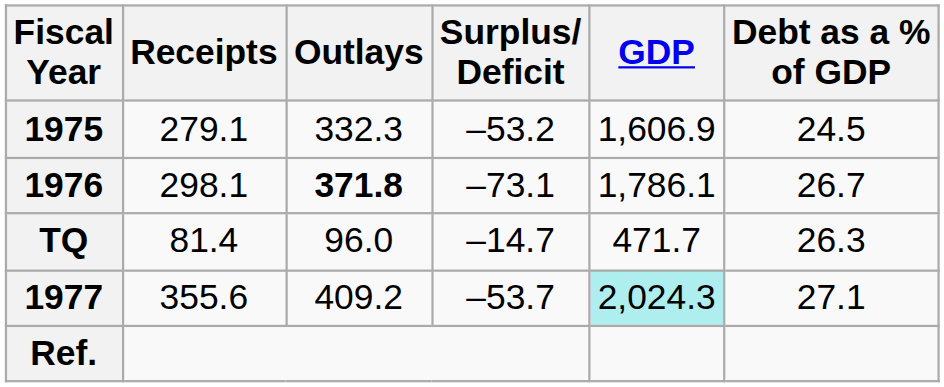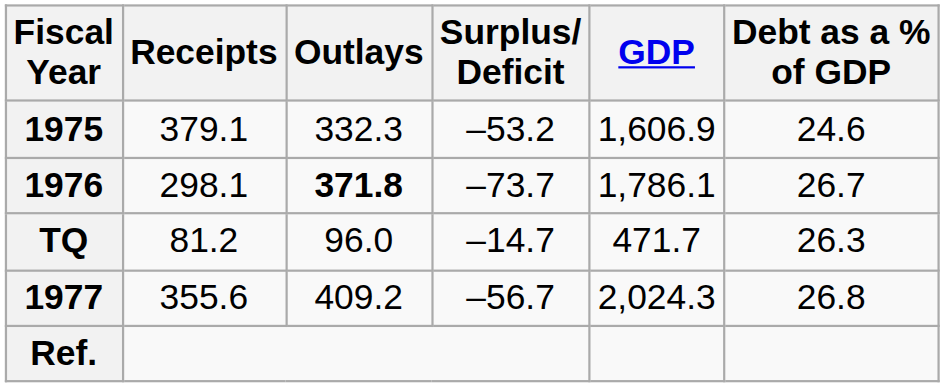(204, 128) 279.1 -> (204, 128) 379.1
(831, 128) 24.5 -> (831, 128) 24.6
(511, 184) –73.1 -> (511, 184) –73.7
(204, 240) 81.4 -> (204, 240) 81.2
(511, 296) –53.7 -> (511, 296) –56.7
(657, 296) paleturquoise background -> (657, 296) no background
(831, 296) 27.1 -> (831, 296) 26.8
